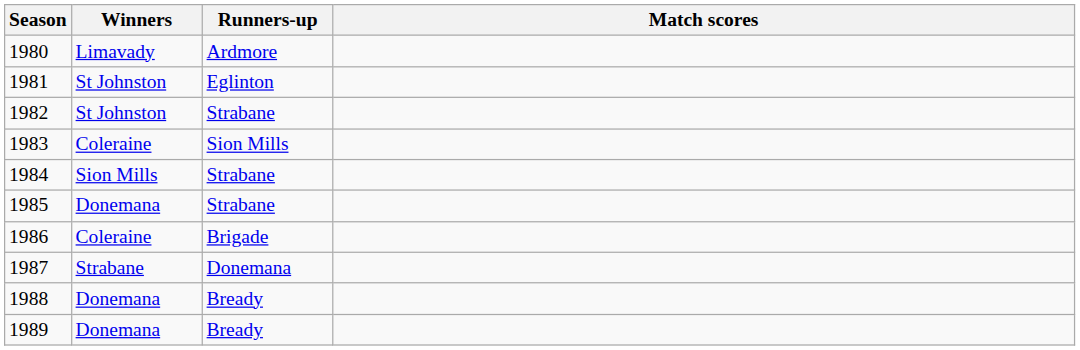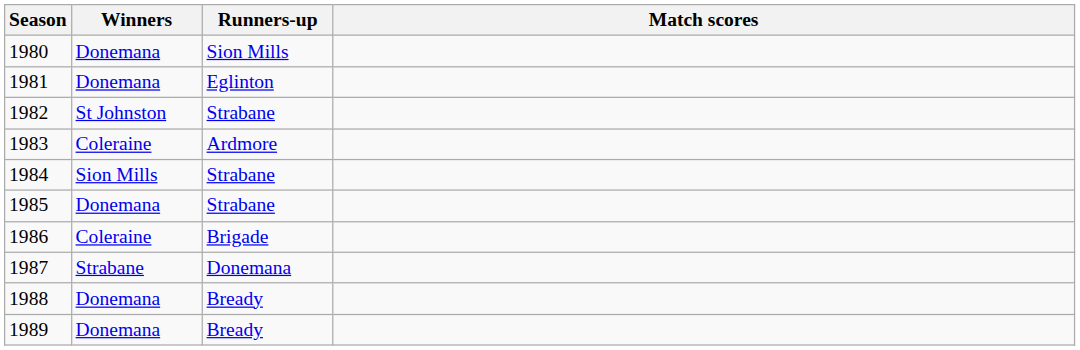(115, 50) Limavady -> (118, 50) Donemana
(242, 50) Ardmore -> (248, 50) Sion Mills
(121, 81) St Johnston -> (118, 81) Donemana
(248, 143) Sion Mills -> (242, 143) Ardmore
